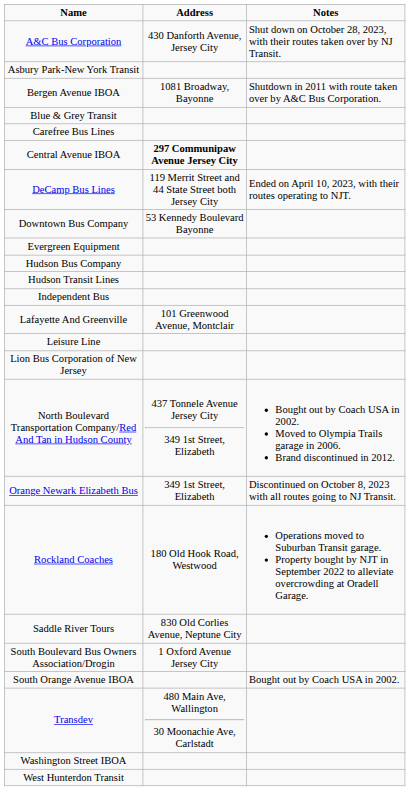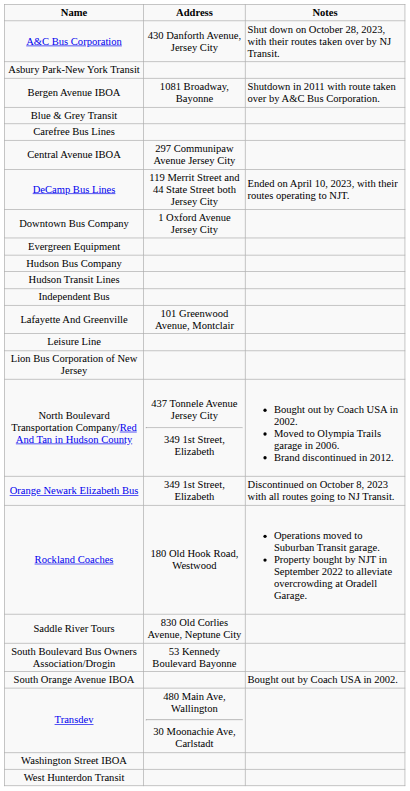(195, 154) bold -> (194, 154) normal
(195, 224) 53 Kennedy Boulevard Bayonne -> (194, 224) 1 Oxford Avenue Jersey City
(195, 657) 1 Oxford Avenue Jersey City -> (194, 657) 53 Kennedy Boulevard Bayonne
